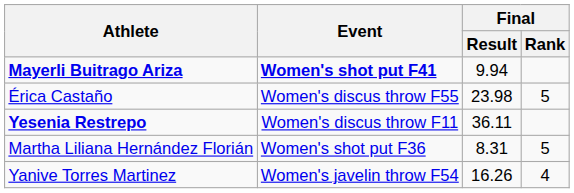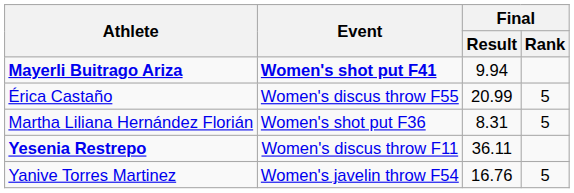(492, 97) 23.98 -> (492, 97) 20.99
rows swapped: (131, 149) <-> (77, 123)
(492, 175) 16.26 -> (492, 175) 16.76
(545, 175) 4 -> (545, 175) 5
